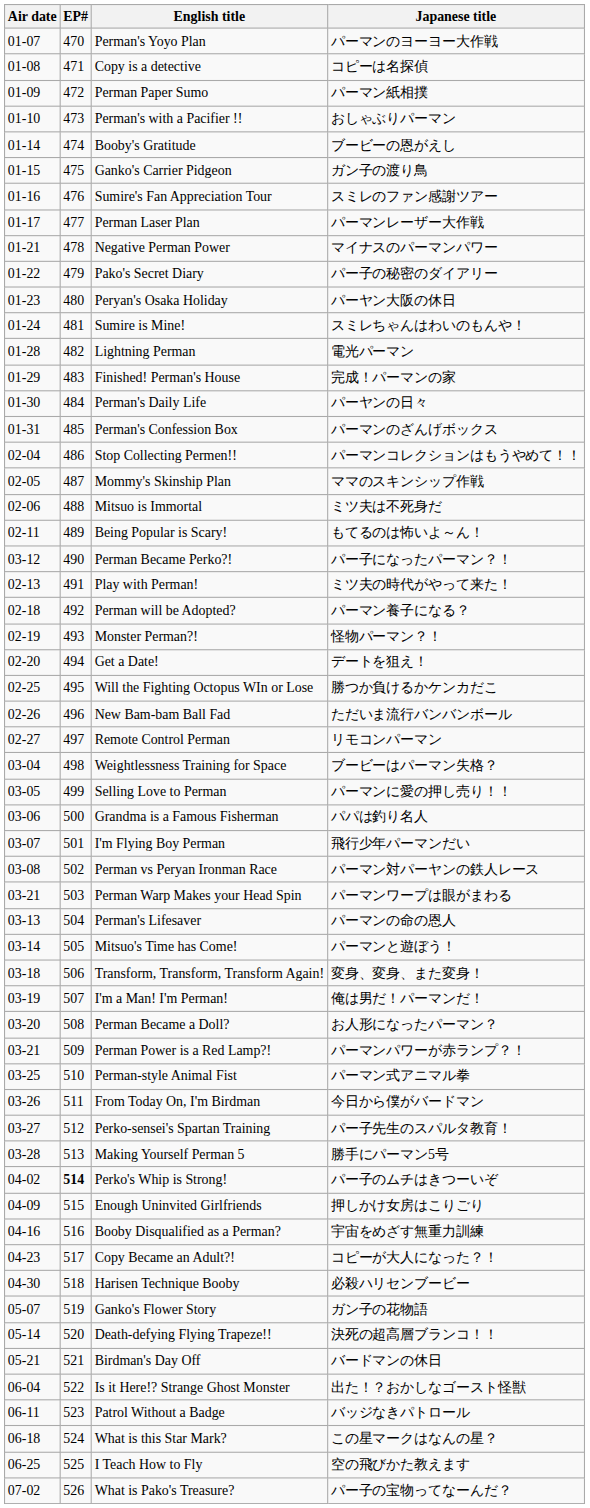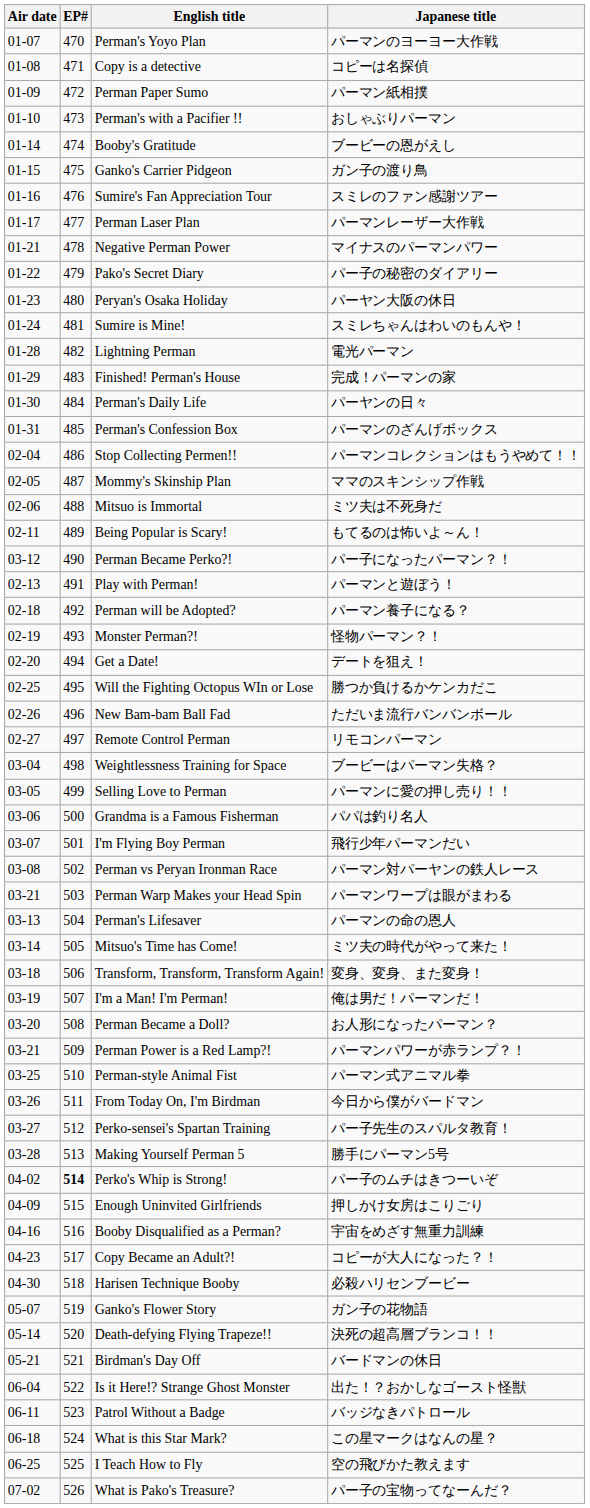(421, 584) ミツ夫の時代がやって来た！ -> (393, 584) パーマンと遊ぼう！
(393, 947) パーマンと遊ぼう！ -> (421, 947) ミツ夫の時代がやって来た！
